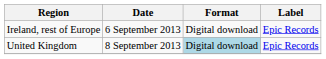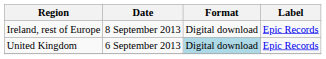(143, 29) 6 September 2013 -> (143, 29) 8 September 2013
(143, 45) 8 September 2013 -> (143, 45) 6 September 2013
